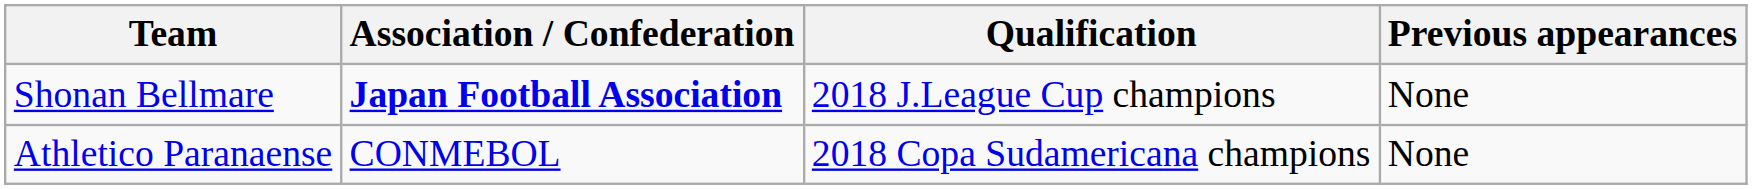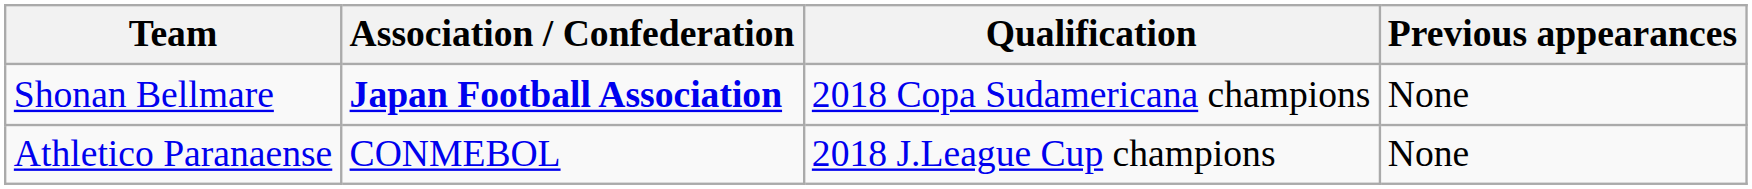(1044, 93) 2018 J.League Cup champions -> (1091, 93) 2018 Copa Sudamericana champions
(1091, 153) 2018 Copa Sudamericana champions -> (1044, 153) 2018 J.League Cup champions
